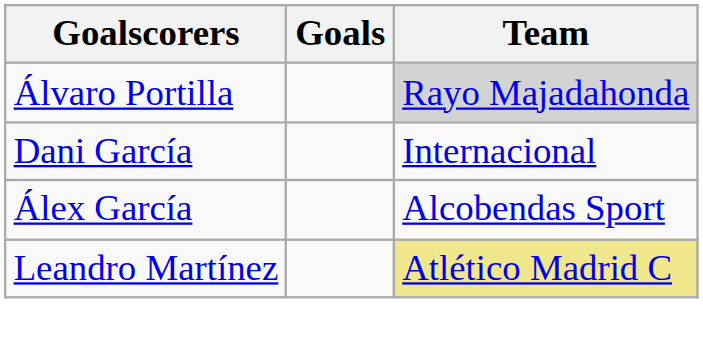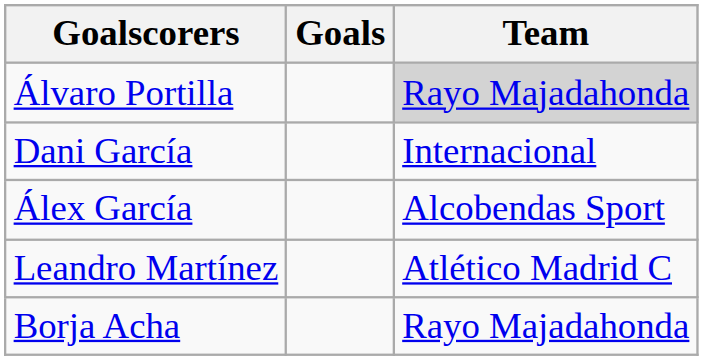(537, 267) khaki background -> (537, 267) no background
+ row: (97, 325)
